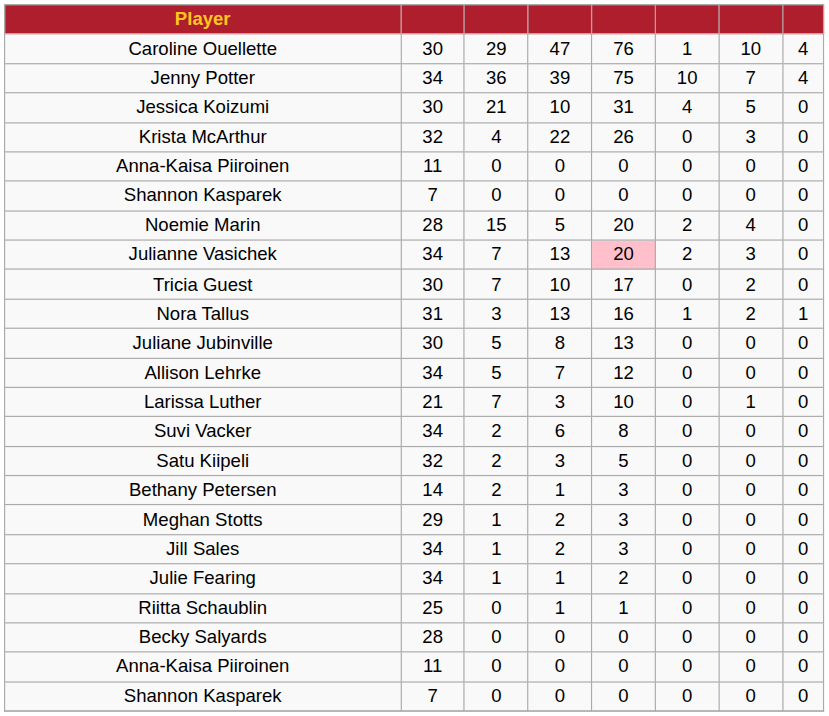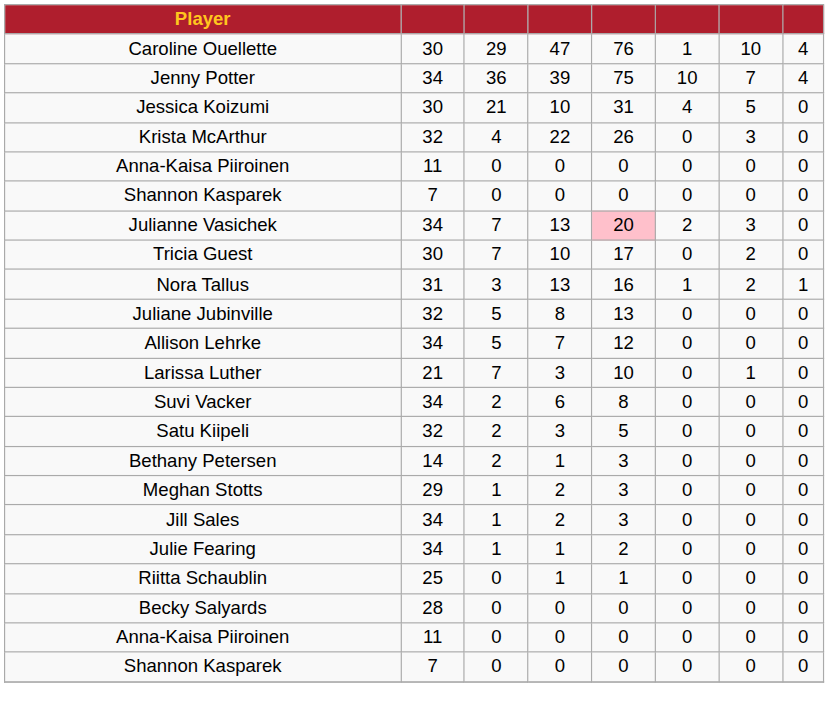- row: (203, 225)
(433, 343) 30 -> (433, 313) 32
